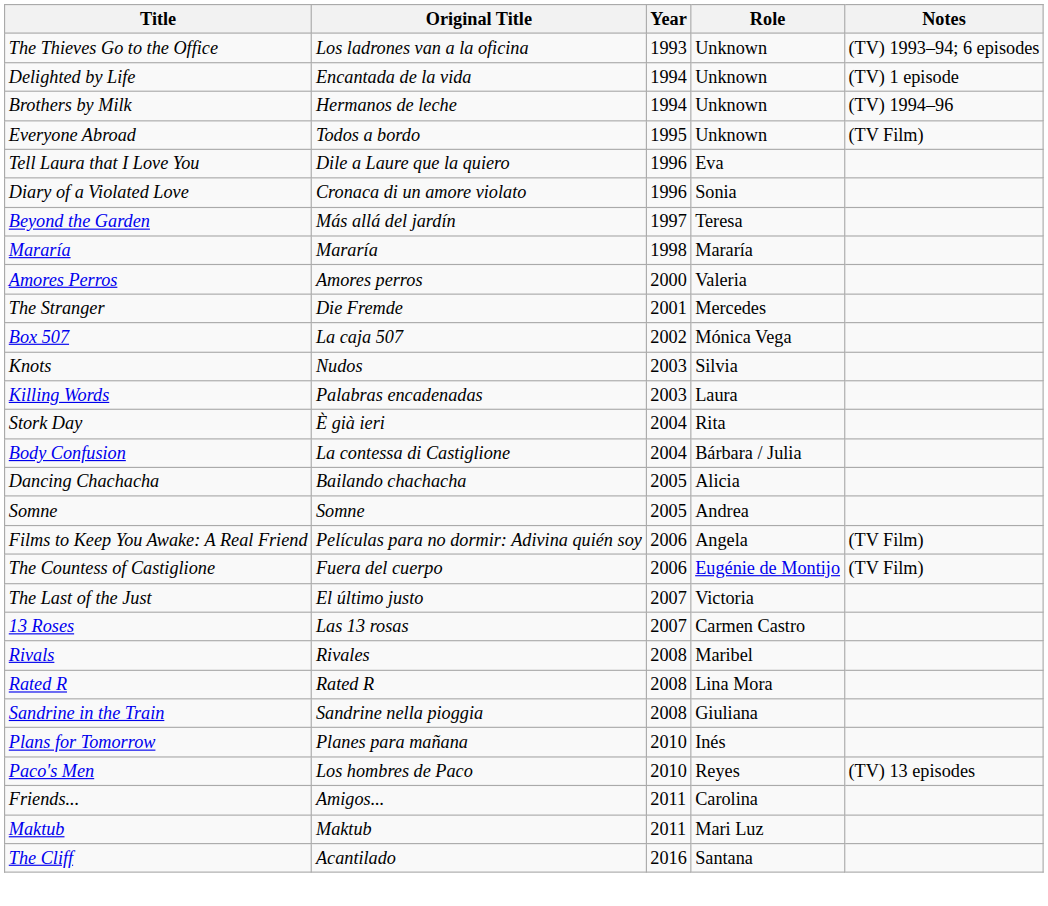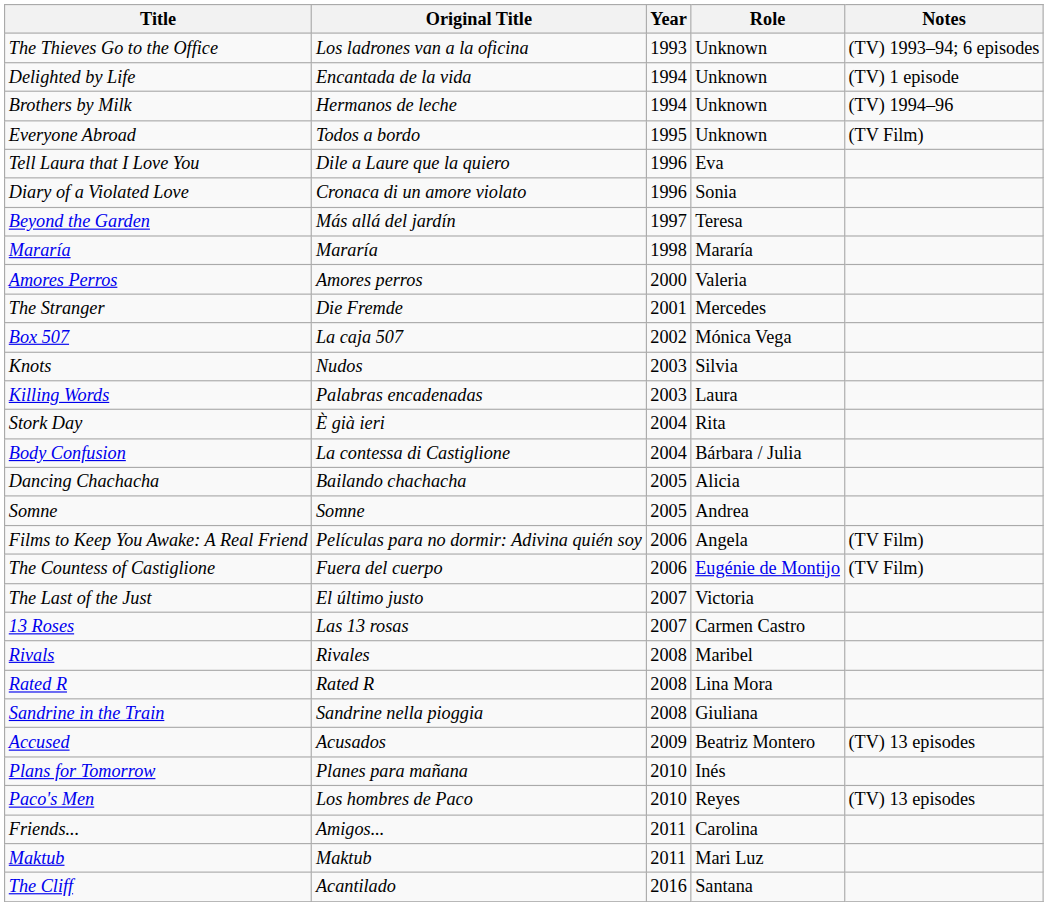+ row: (39, 742)
